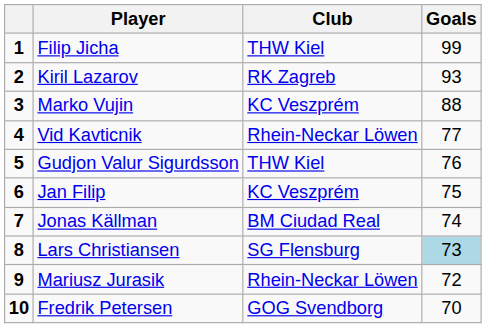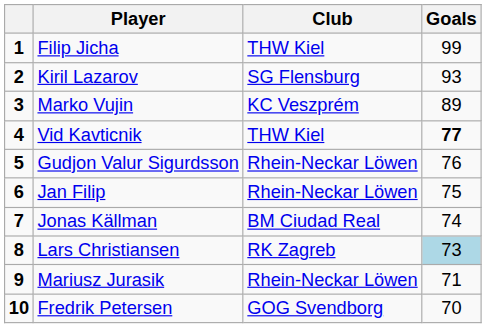(291, 76) RK Zagreb -> (304, 76) SG Flensburg
(451, 105) 88 -> (451, 105) 89
(332, 134) Rhein-Neckar Löwen -> (286, 134) THW Kiel
(451, 134) normal -> (451, 134) bold
(286, 163) THW Kiel -> (332, 163) Rhein-Neckar Löwen
(303, 192) KC Veszprém -> (332, 192) Rhein-Neckar Löwen
(304, 250) SG Flensburg -> (291, 250) RK Zagreb
(451, 279) 72 -> (451, 279) 71
